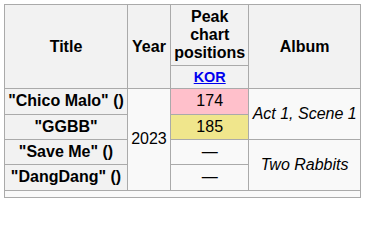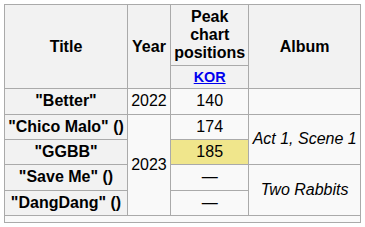+ row: (66, 101)
(210, 101) pink background -> (210, 126) no background
